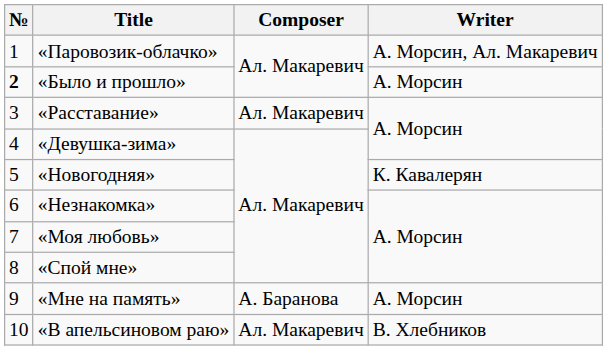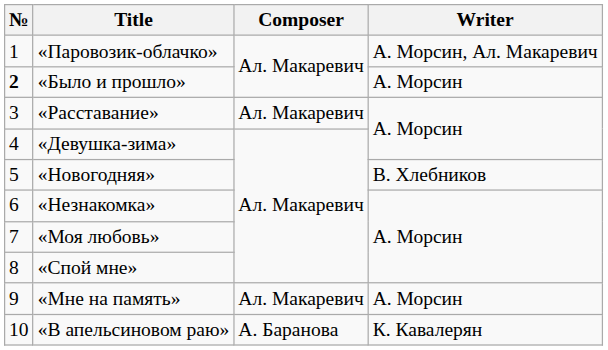(428, 174) К. Кавалерян -> (429, 174) В. Хлебников
(288, 298) А. Баранова -> (301, 298) Ал. Макаревич
(301, 329) Ал. Макаревич -> (288, 329) А. Баранова
(429, 329) В. Хлебников -> (428, 329) К. Кавалерян
